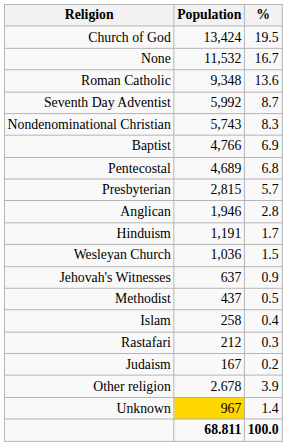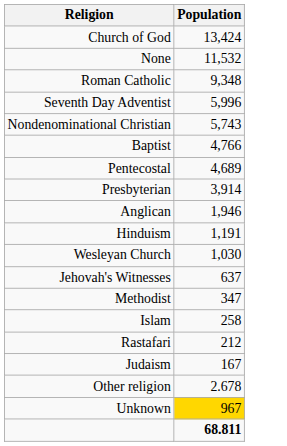- column: (263, 15)
(226, 102) 5,992 -> (226, 102) 5,996
(226, 189) 2,815 -> (226, 189) 3,914
(226, 255) 1,036 -> (226, 255) 1,030
(231, 299) 437 -> (231, 299) 347
